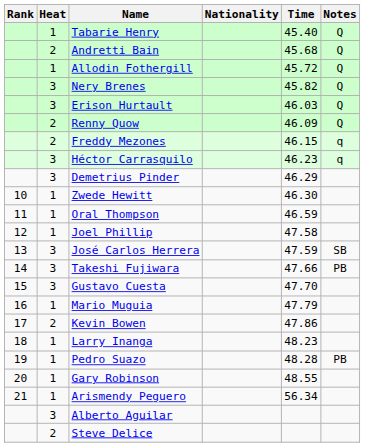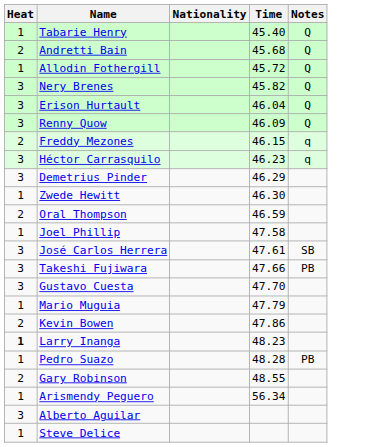- column: (21, 14)
(301, 105) 46.03 -> (269, 105) 46.04
(53, 123) 2 -> (21, 123) 3
(53, 214) 1 -> (21, 214) 2
(301, 250) 47.59 -> (269, 250) 47.61
(53, 342) normal -> (21, 342) bold
(53, 378) 1 -> (21, 378) 2
(53, 433) 2 -> (21, 433) 1
